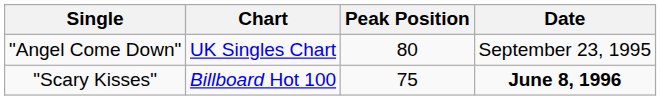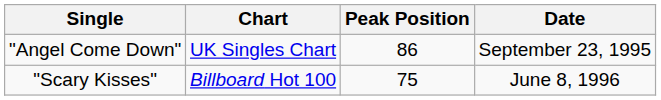(407, 49) 80 -> (407, 49) 86
(565, 79) bold -> (565, 79) normal
